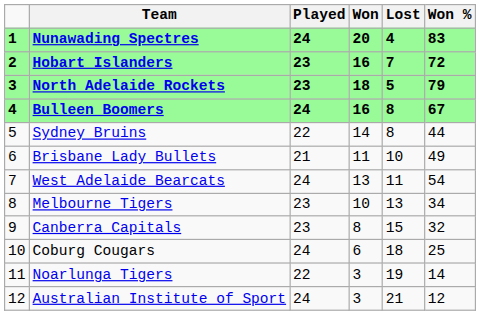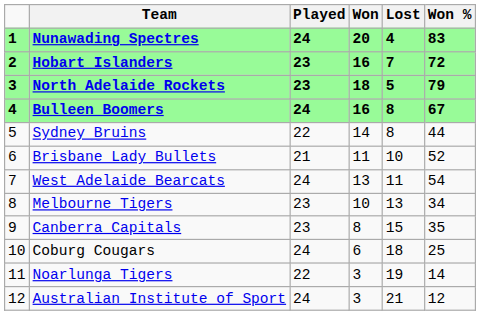(437, 158) 49 -> (437, 158) 52
(437, 228) 32 -> (437, 228) 35
